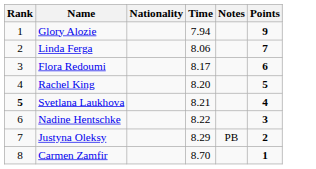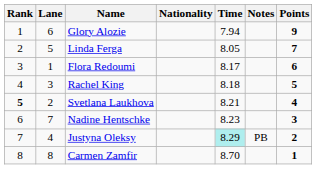+ column: (50, 13)
(201, 48) 8.06 -> (230, 48) 8.05
(201, 84) 8.20 -> (230, 84) 8.18
(201, 119) 8.22 -> (230, 119) 8.23
(201, 137) no background -> (230, 137) paleturquoise background
